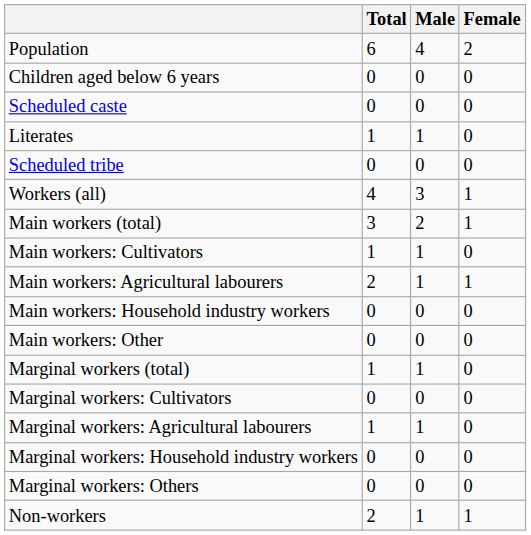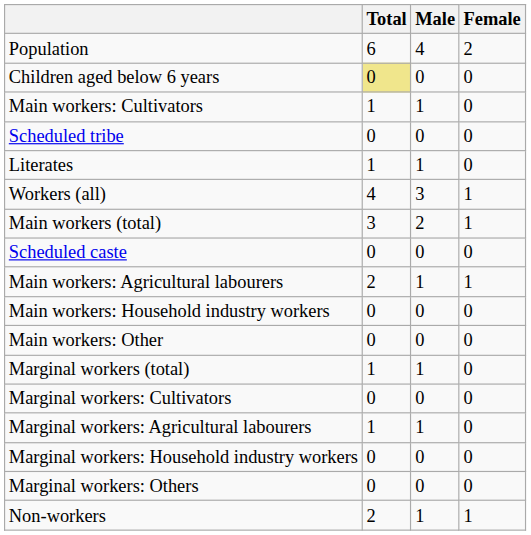(371, 77) no background -> (371, 77) khaki background
rows swapped: (68, 106) <-> (106, 252)
rows swapped: (66, 164) <-> (41, 135)
